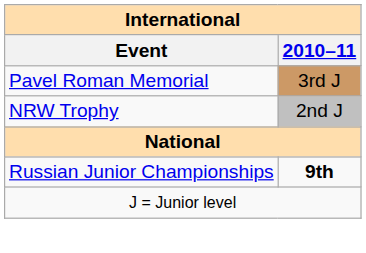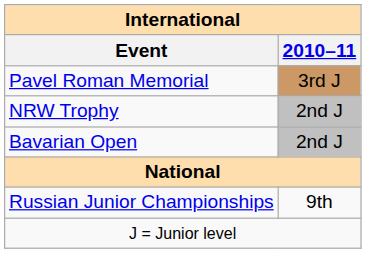+ row: (73, 141)
(319, 171) bold -> (319, 202) normal
